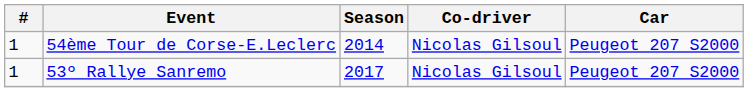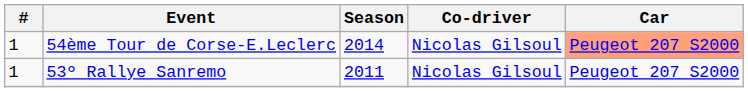(654, 45) no background -> (654, 45) lightsalmon background
(364, 72) 2017 -> (364, 72) 2011
